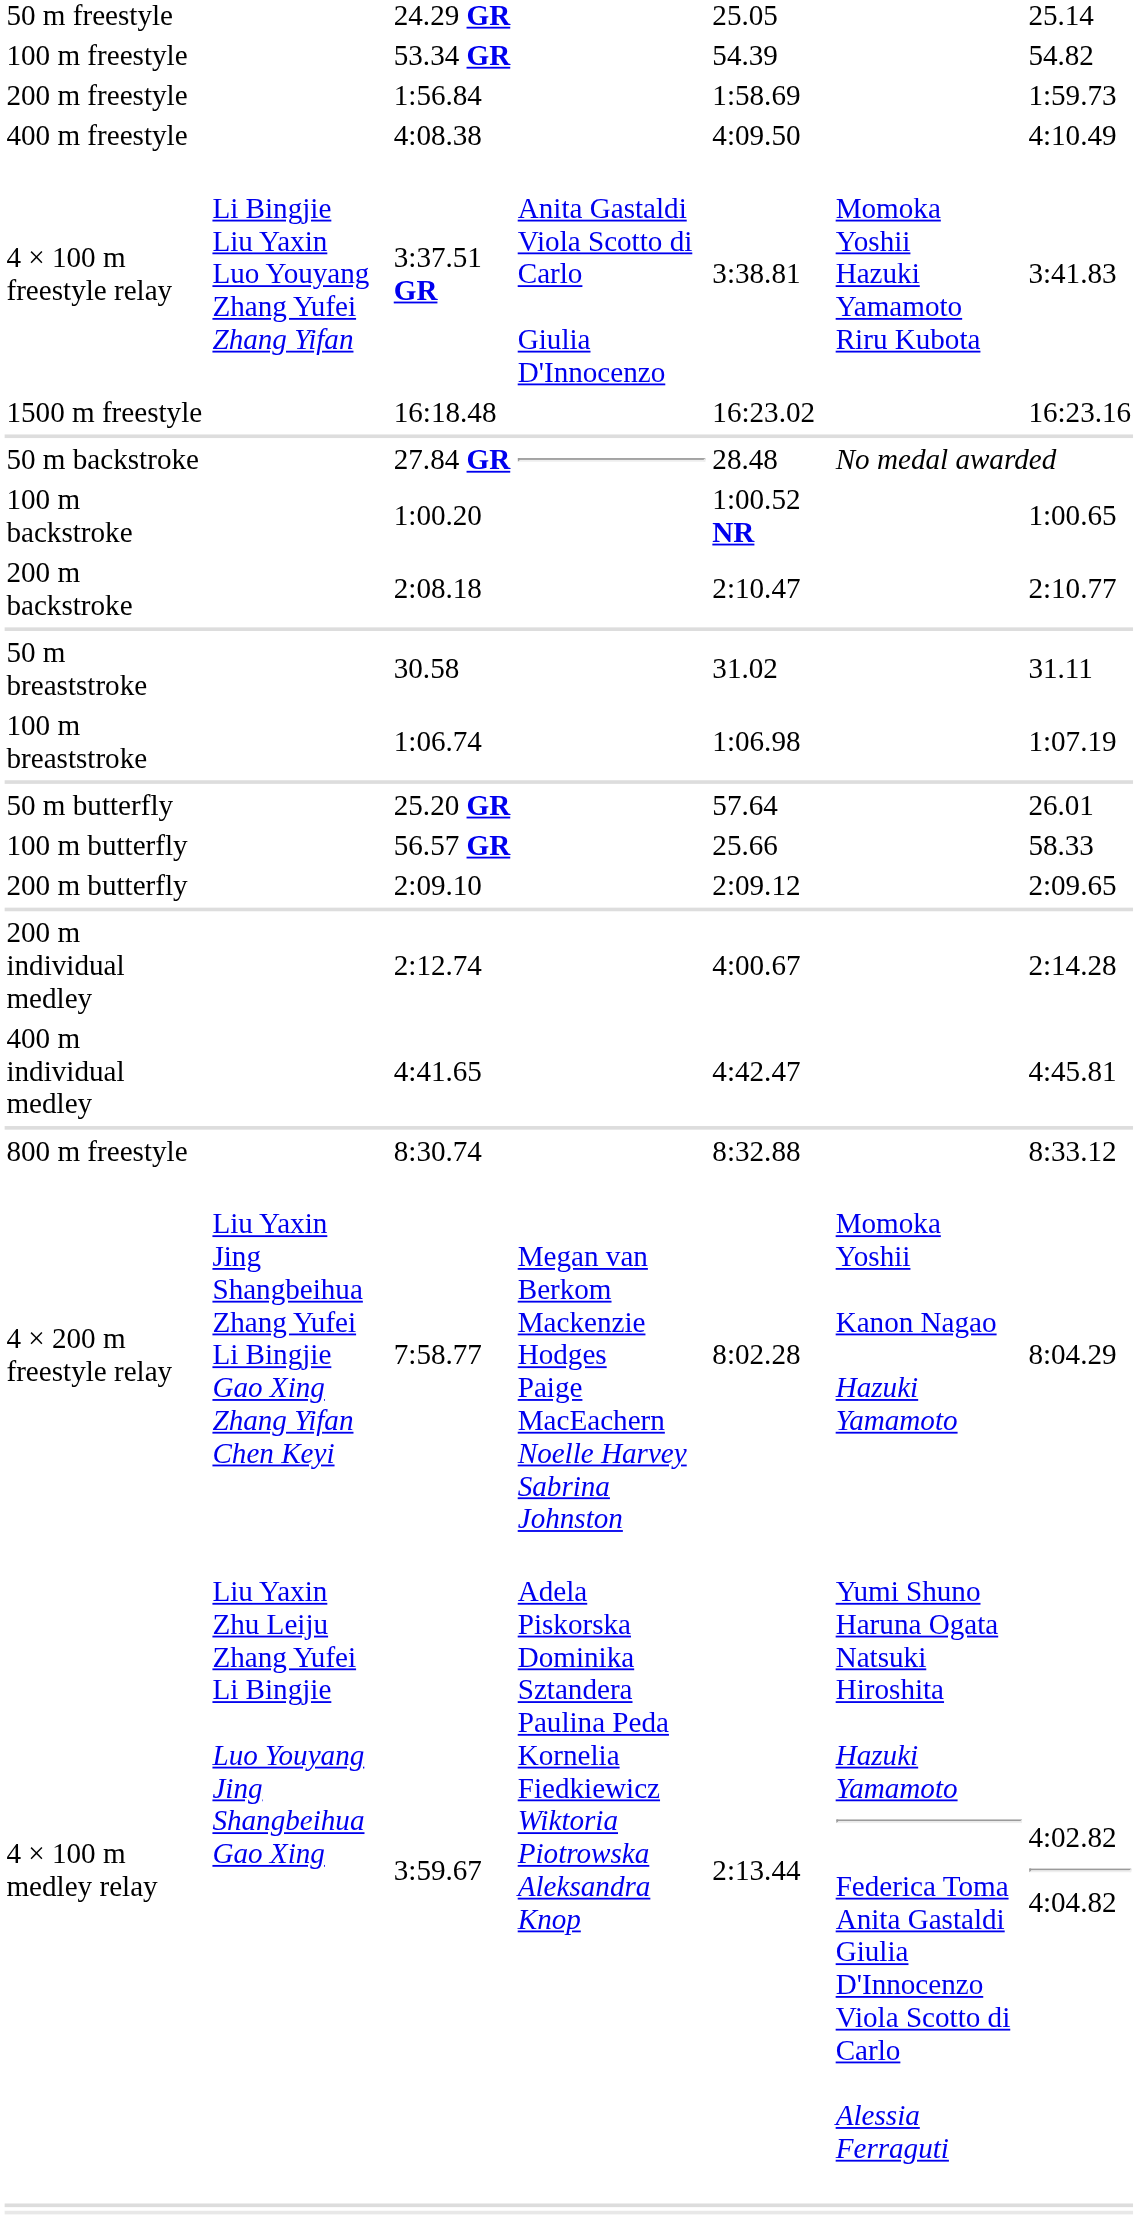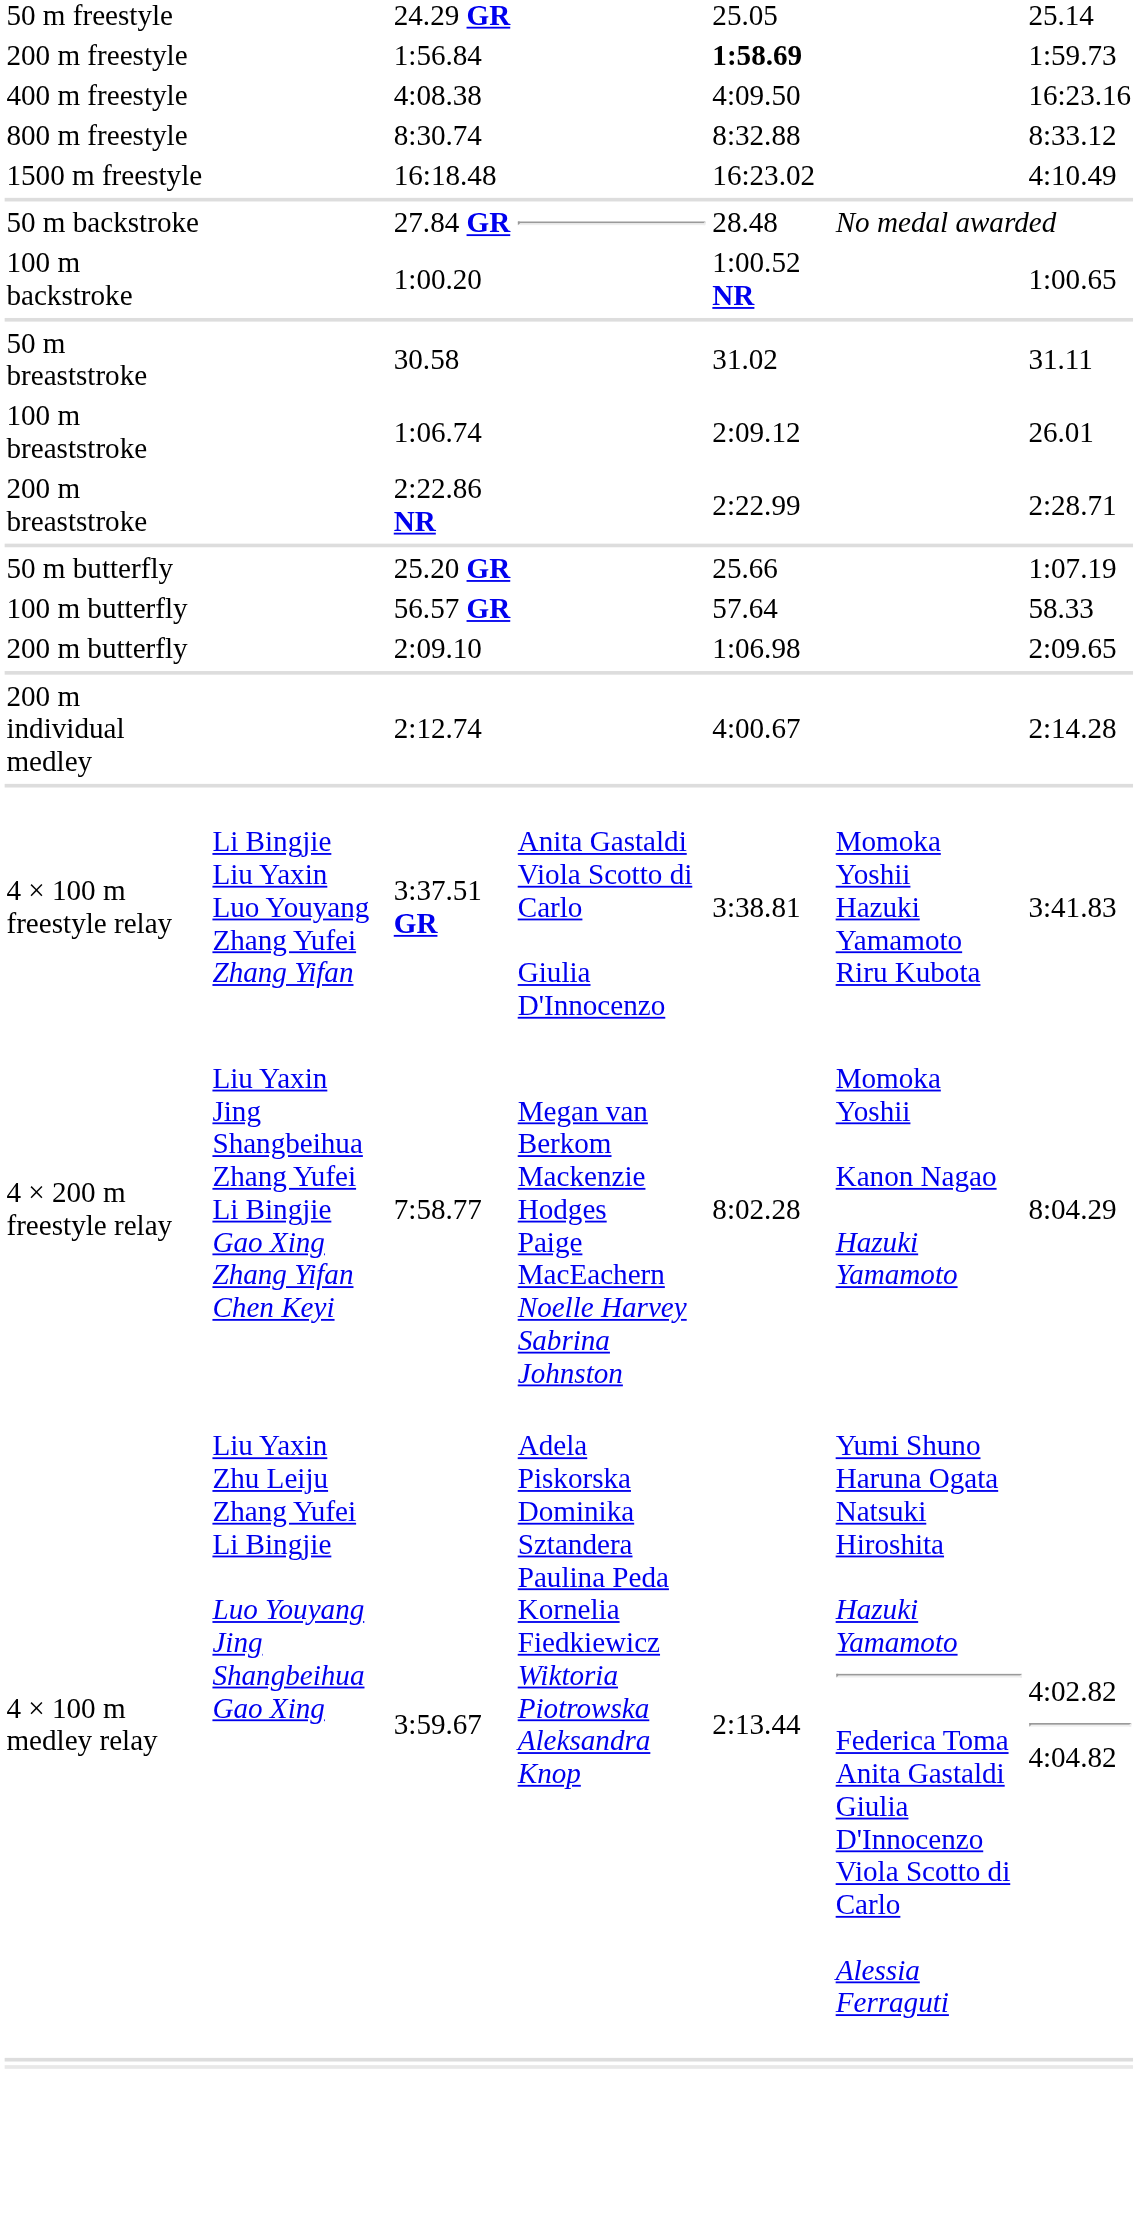- row: (97, 55)
(756, 95) normal -> (757, 55) bold
(1072, 135) 4:10.49 -> (1080, 95) 16:23.16
rows swapped: (97, 1151) <-> (89, 273)
(1080, 412) 16:23.16 -> (1072, 175) 4:10.49
- row: (70, 588)
(756, 741) 1:06.98 -> (756, 432) 2:09.12
(1072, 741) 1:07.19 -> (1061, 432) 26.01
+ row: (77, 505)
(745, 805) 57.64 -> (745, 568) 25.66
(1061, 805) 26.01 -> (1072, 568) 1:07.19
(745, 845) 25.66 -> (745, 608) 57.64
(756, 885) 2:09.12 -> (756, 648) 1:06.98
- row: (66, 1071)
